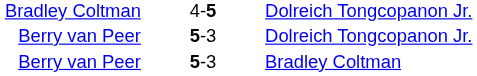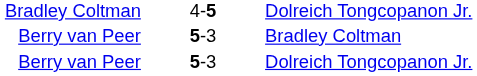rows swapped: (80, 36) <-> (80, 61)
